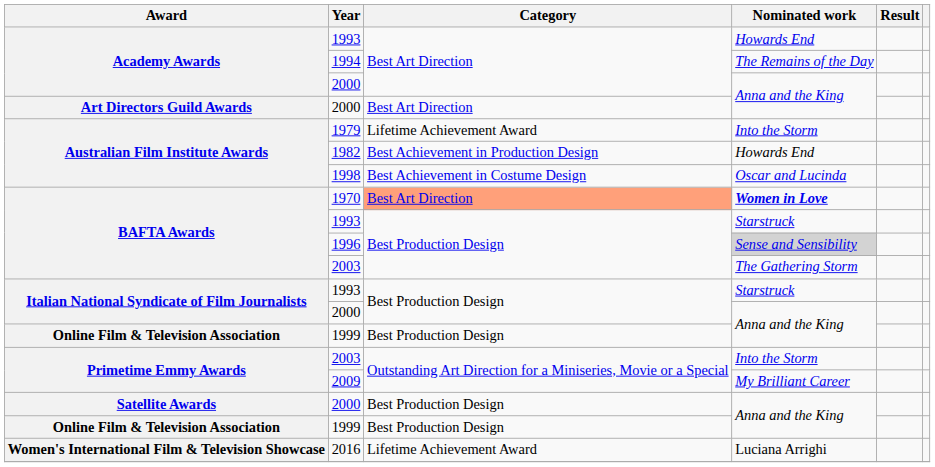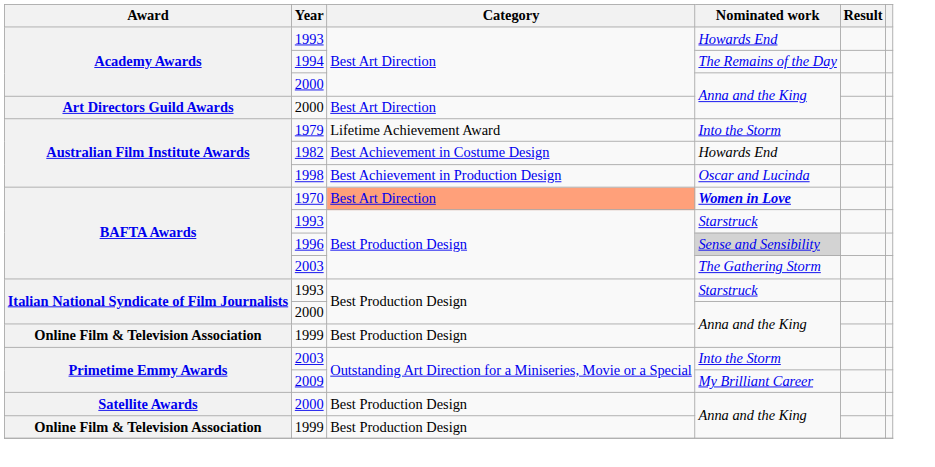(483, 152) Best Achievement in Production Design -> (440, 152) Best Achievement in Costume Design
(477, 175) Best Achievement in Costume Design -> (446, 175) Best Achievement in Production Design
- row: (166, 449)
